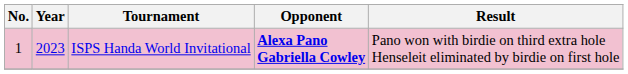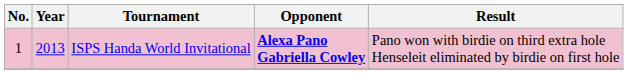(50, 48) 2023 -> (50, 48) 2013
